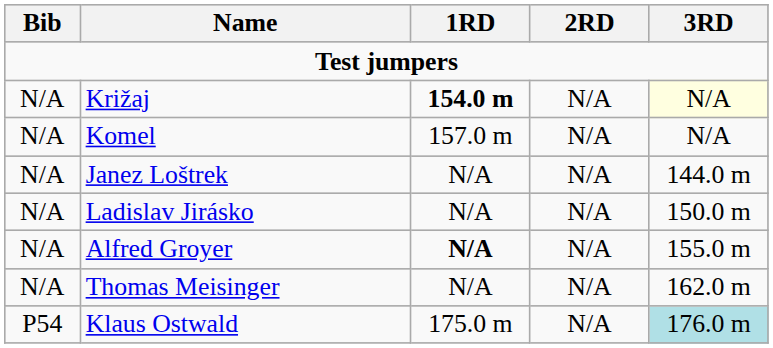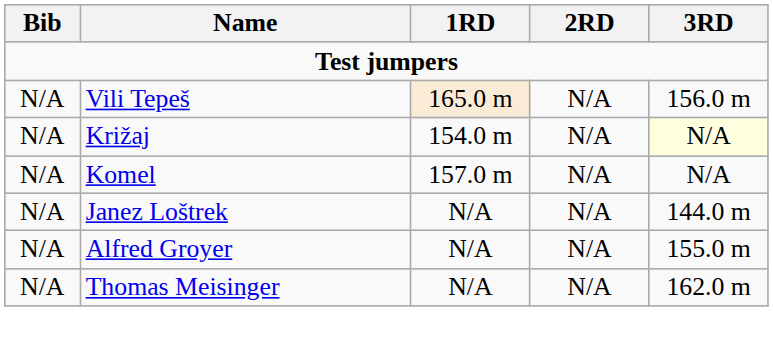+ row: (138, 98)
(470, 98) bold -> (470, 136) normal
- row: (170, 211)
(470, 249) bold -> (470, 249) normal
- row: (162, 324)
